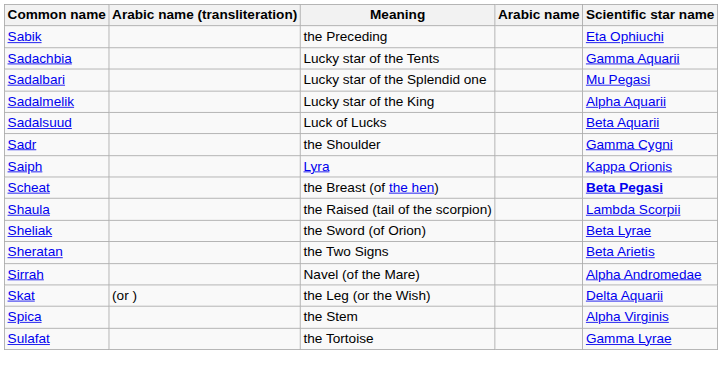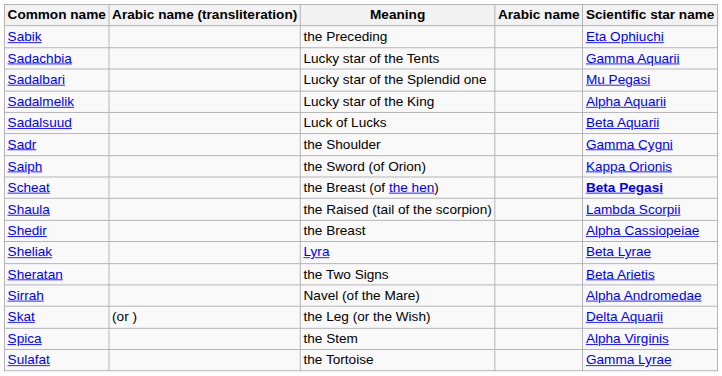(316, 166) Lyra -> (365, 166) the Sword (of Orion)
+ row: (27, 230)
(365, 230) the Sword (of Orion) -> (316, 252) Lyra
